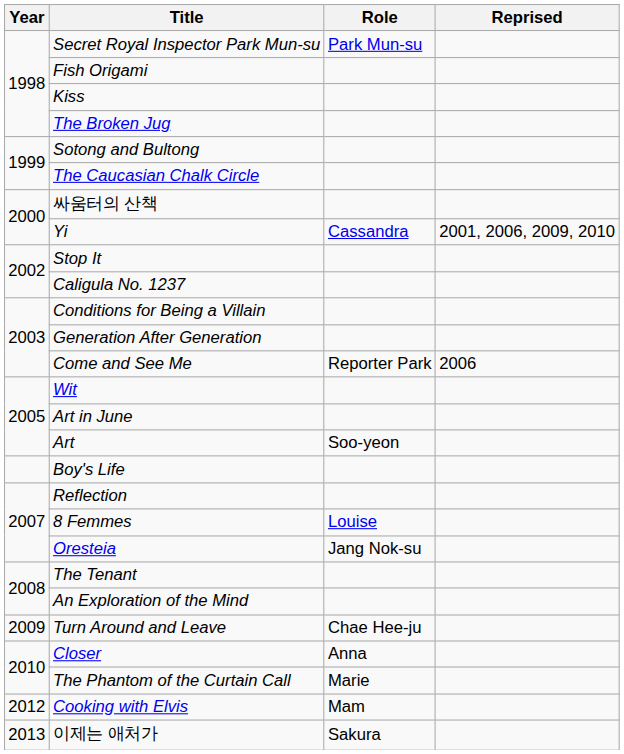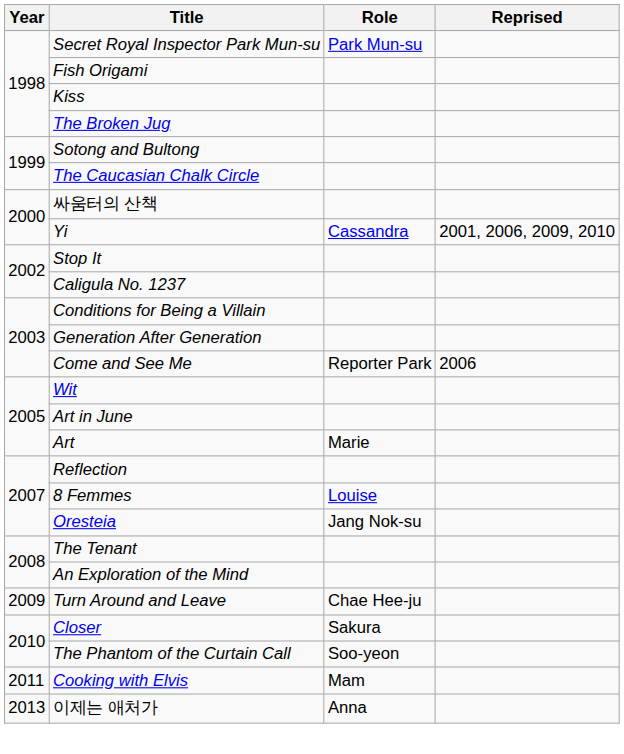(364, 443) Soo-yeon -> (349, 443) Marie
- row: (89, 469)
(347, 654) Anna -> (354, 627) Sakura
(349, 680) Marie -> (364, 654) Soo-yeon
(27, 706) 2012 -> (26, 680) 2011
(354, 734) Sakura -> (347, 708) Anna
